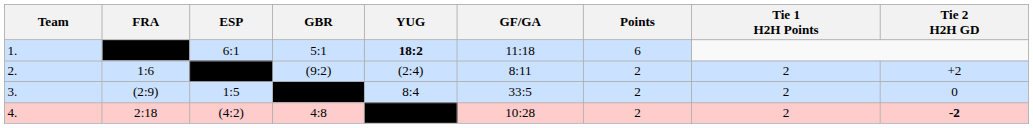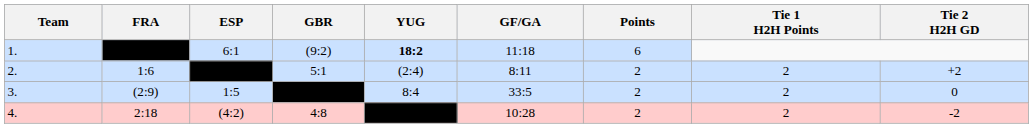(319, 50) 5:1 -> (319, 50) (9:2)
(319, 71) (9:2) -> (319, 71) 5:1
(954, 112) bold -> (954, 112) normal
